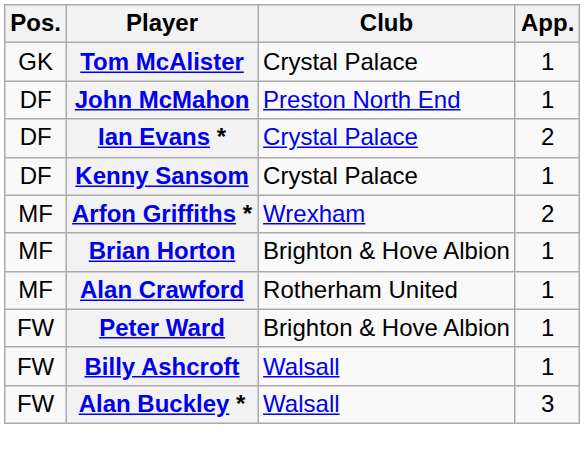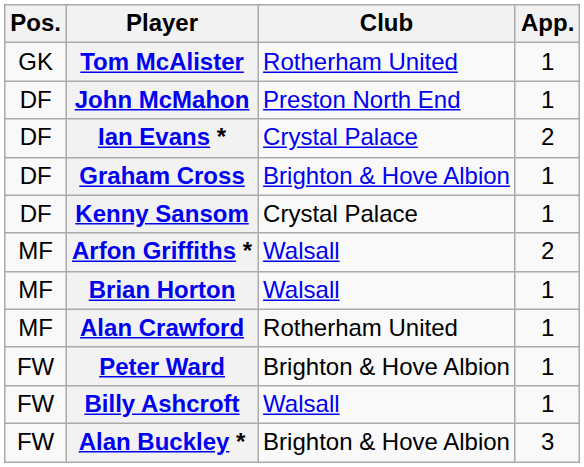(340, 61) Crystal Palace -> (360, 61) Rotherham United
+ row: (162, 175)
(314, 213) Wrexham -> (301, 251) Walsall
(387, 251) Brighton & Hove Albion -> (301, 289) Walsall
(301, 404) Walsall -> (387, 442) Brighton & Hove Albion
